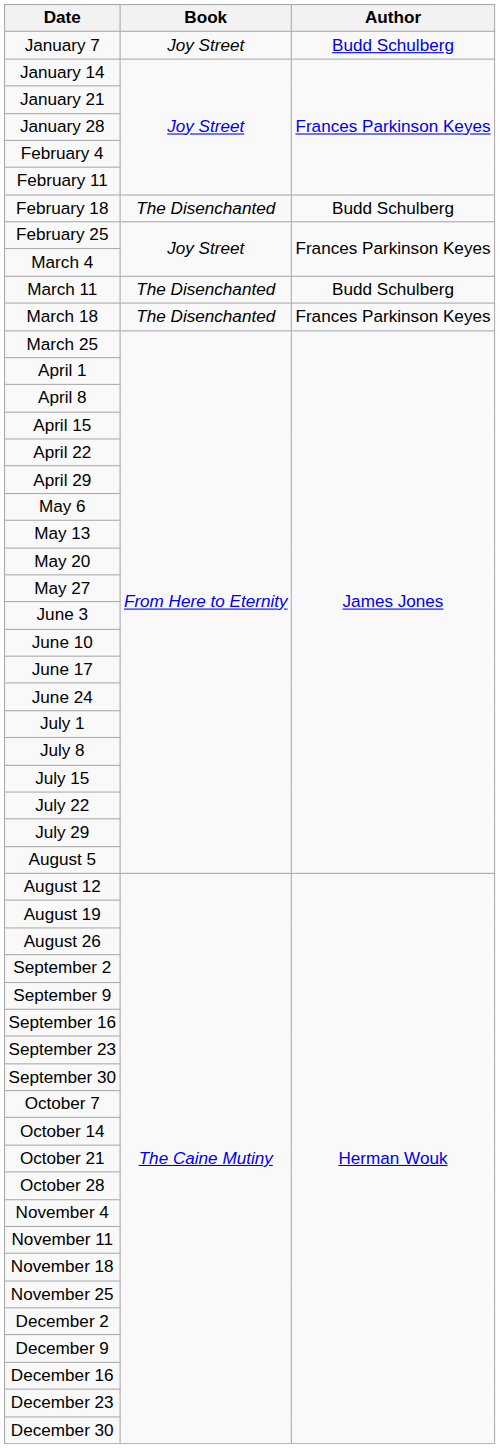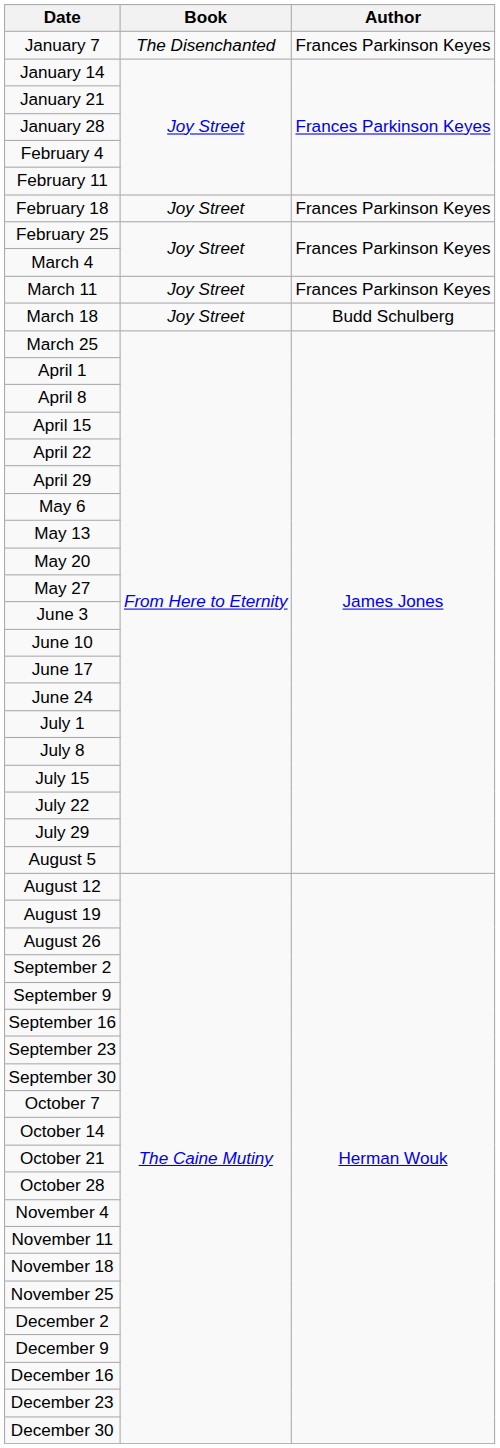(206, 45) Joy Street -> (206, 45) The Disenchanted
(393, 45) Budd Schulberg -> (393, 45) Frances Parkinson Keyes
(206, 208) The Disenchanted -> (206, 208) Joy Street
(393, 208) Budd Schulberg -> (393, 208) Frances Parkinson Keyes
(206, 289) The Disenchanted -> (206, 289) Joy Street
(393, 289) Budd Schulberg -> (393, 289) Frances Parkinson Keyes
(206, 316) The Disenchanted -> (206, 316) Joy Street
(393, 316) Frances Parkinson Keyes -> (393, 316) Budd Schulberg
